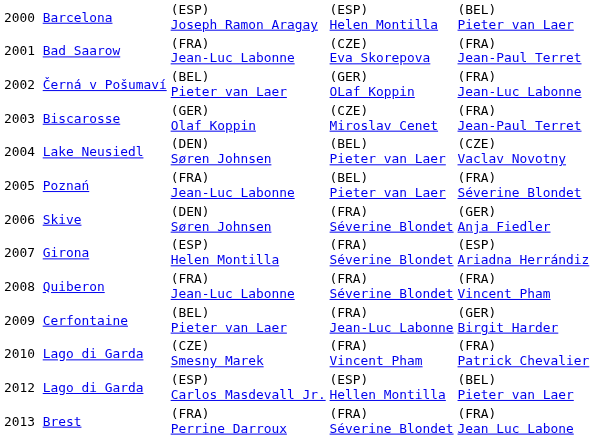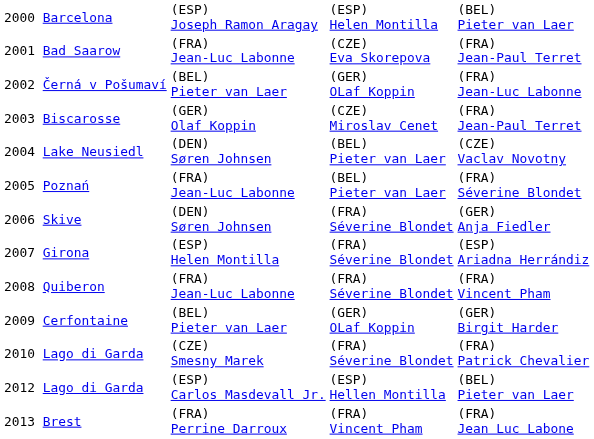(392, 320) (FRA) Jean-Luc Labonne -> (372, 320) (GER) OLaf Koppin
(376, 353) (FRA) Vincent Pham -> (392, 353) (FRA) Séverine Blondet
(392, 421) (FRA) Séverine Blondet -> (376, 421) (FRA) Vincent Pham
